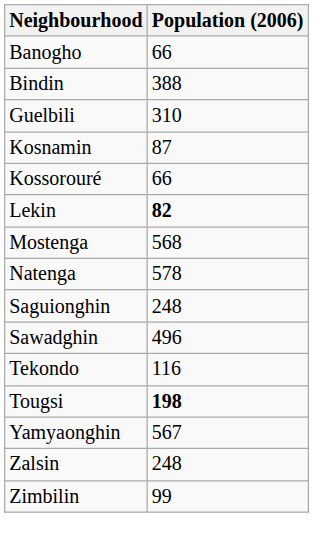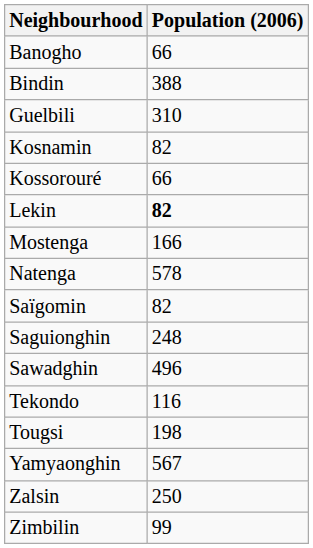(162, 147) 87 -> (162, 147) 82
(167, 242) 568 -> (167, 242) 166
+ row: (48, 305)
(167, 400) bold -> (167, 432) normal
(167, 464) 248 -> (167, 496) 250
